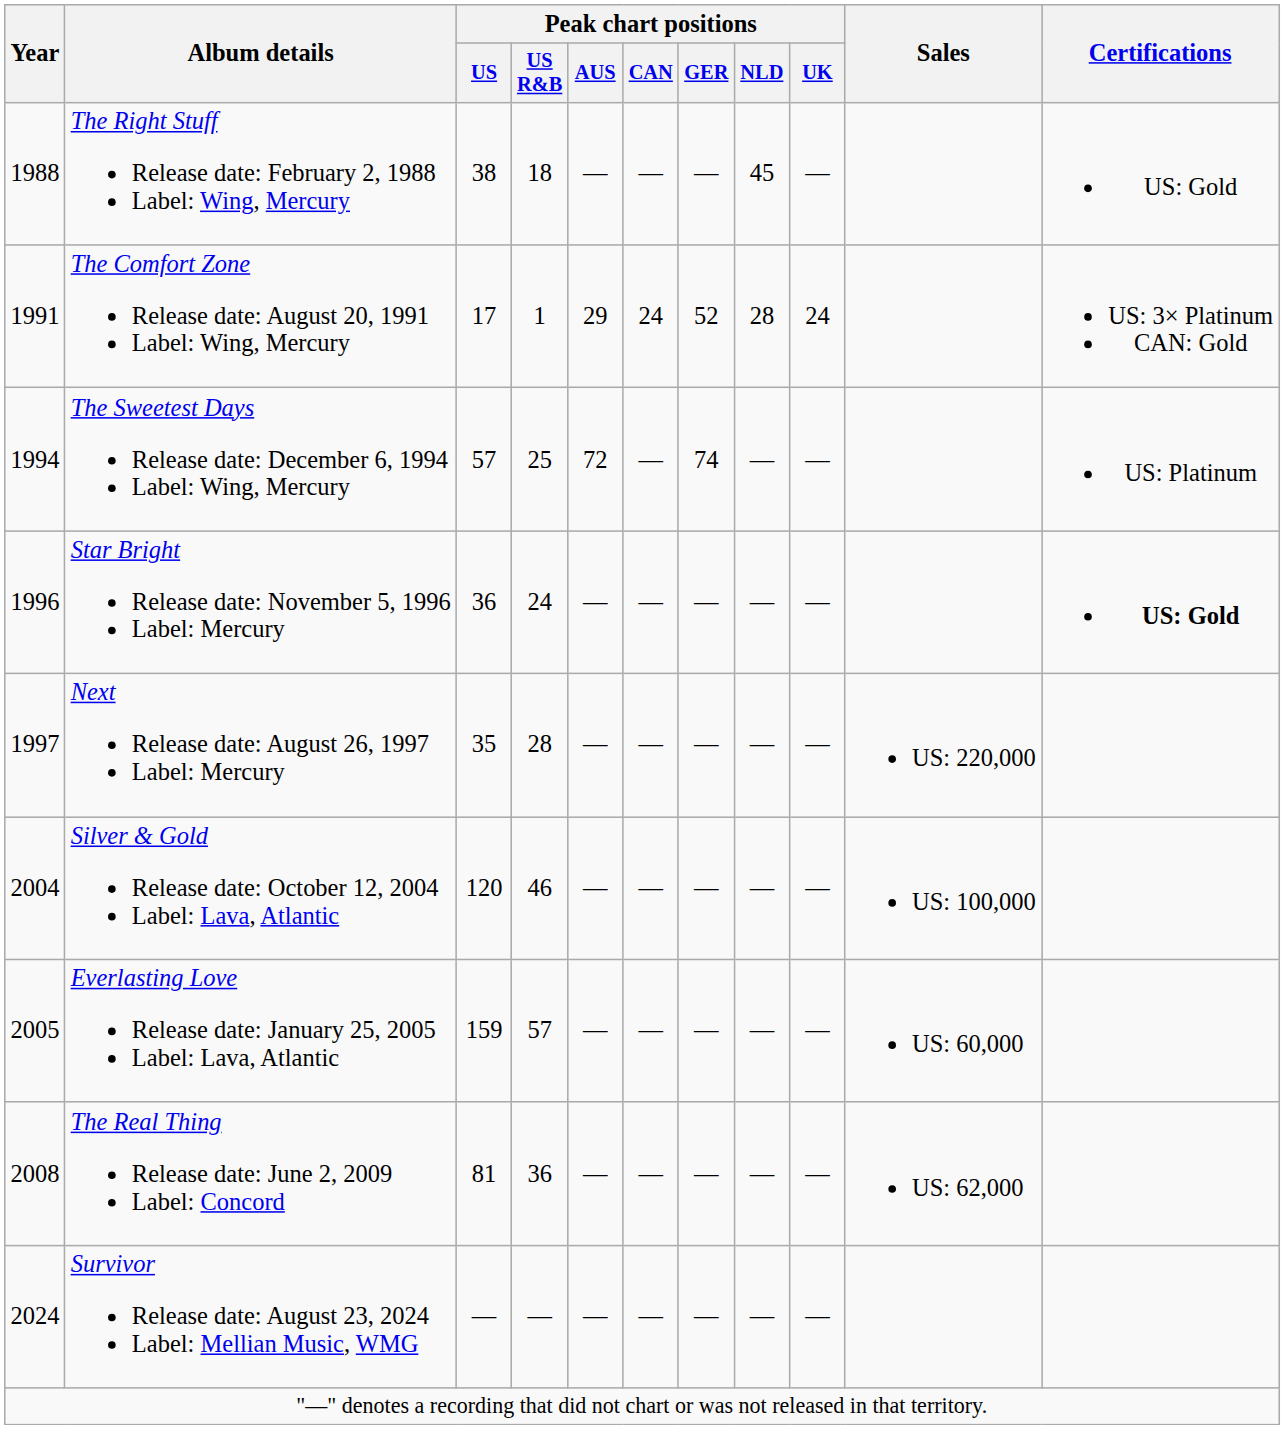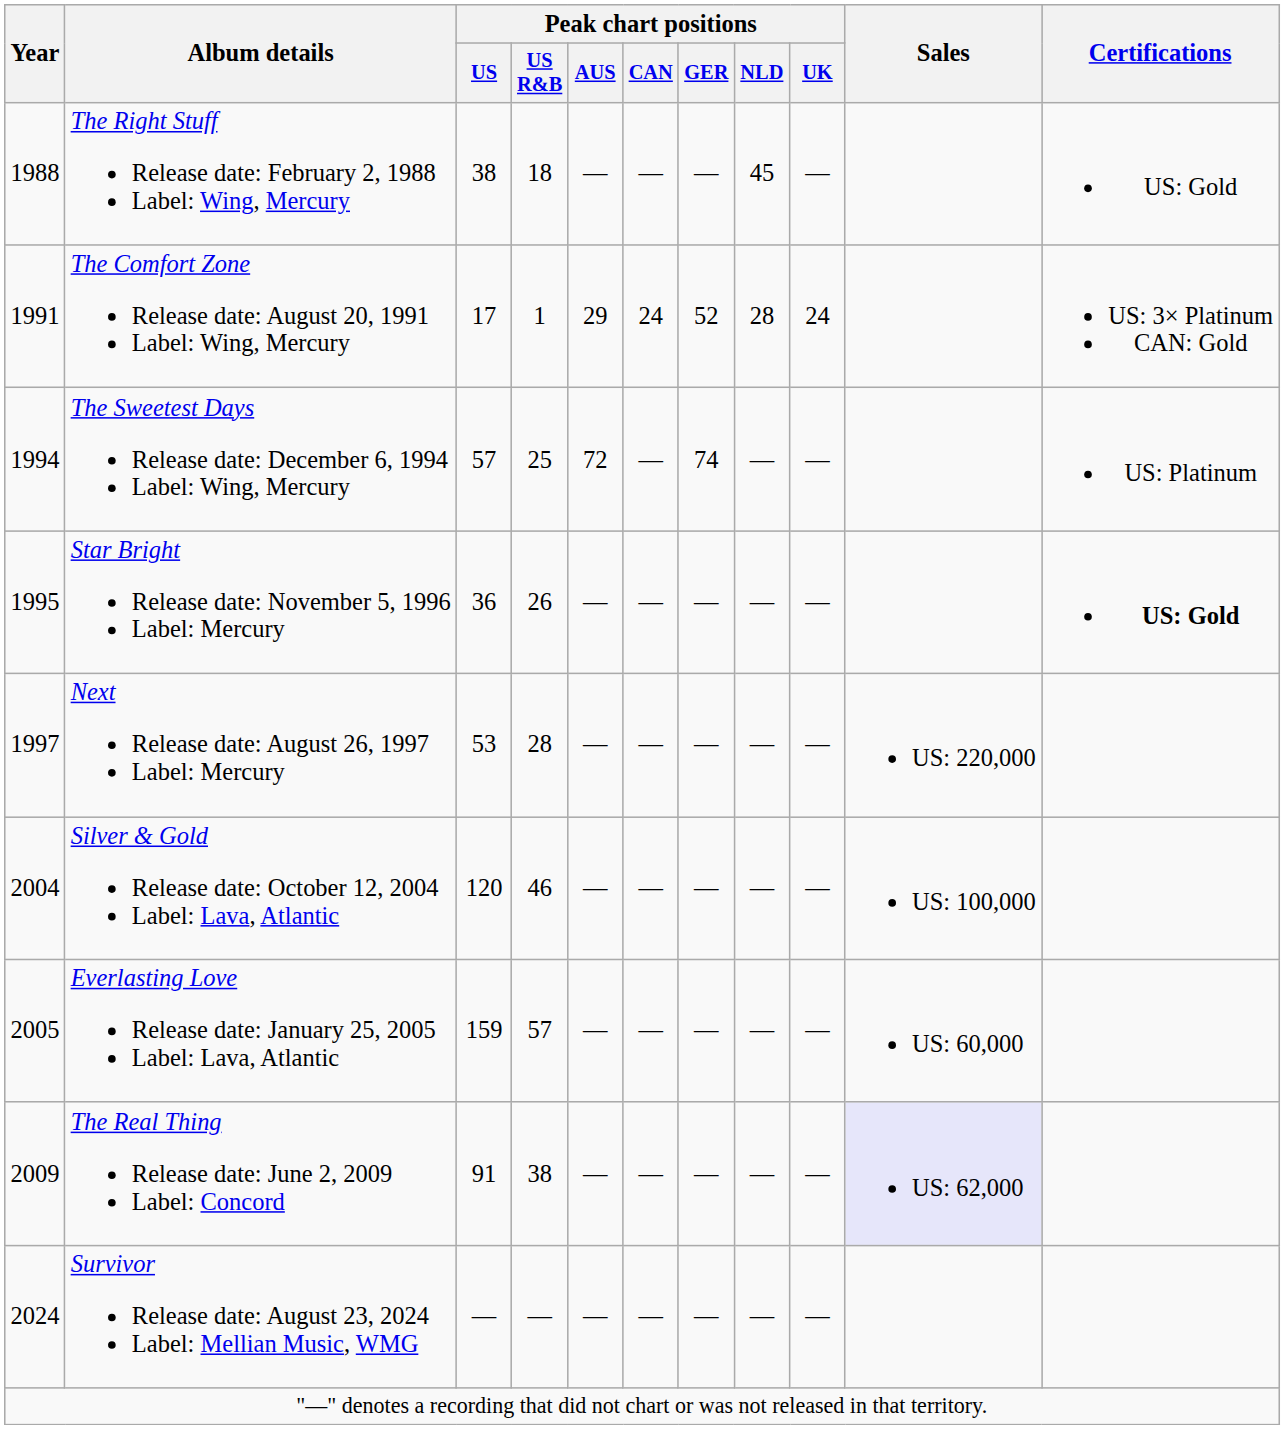(35, 601) 1996 -> (35, 601) 1995
(540, 601) 24 -> (540, 601) 26
(484, 744) 35 -> (484, 744) 53
(35, 1173) 2008 -> (35, 1173) 2009
(484, 1173) 81 -> (484, 1173) 91
(540, 1173) 36 -> (540, 1173) 38
(943, 1187) no background -> (943, 1187) lavender background
